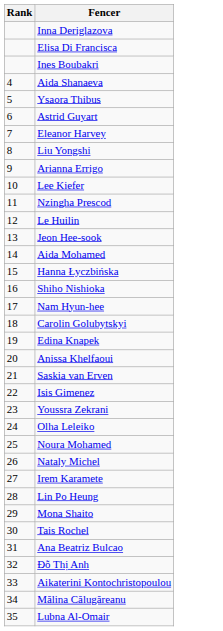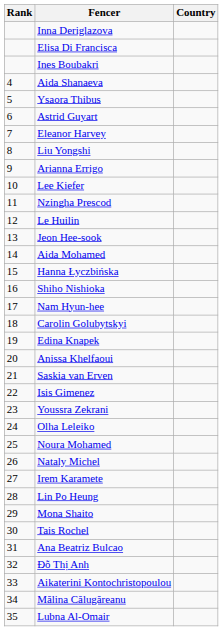+ column: (196, 13)
